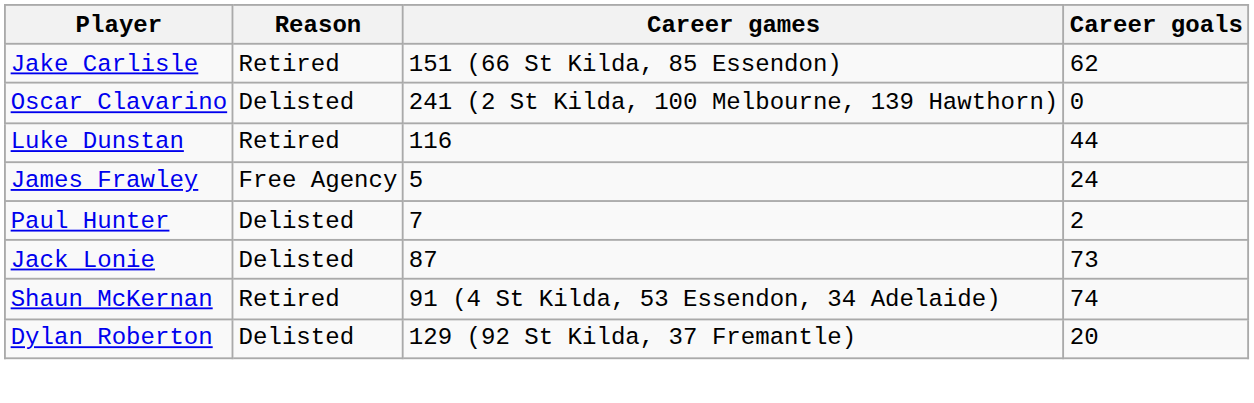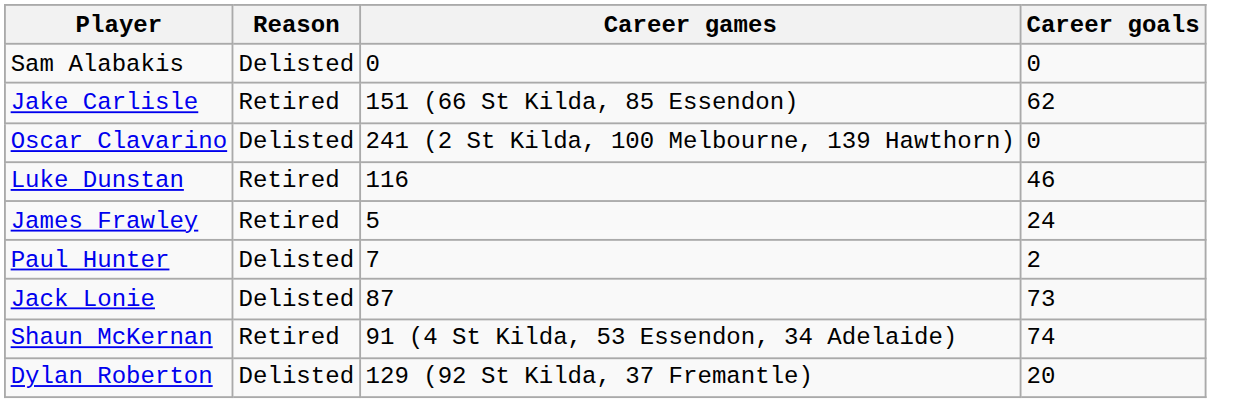+ row: (97, 64)
(1084, 142) 44 -> (1041, 181) 46
(318, 181) Free Agency -> (289, 221) Retired
